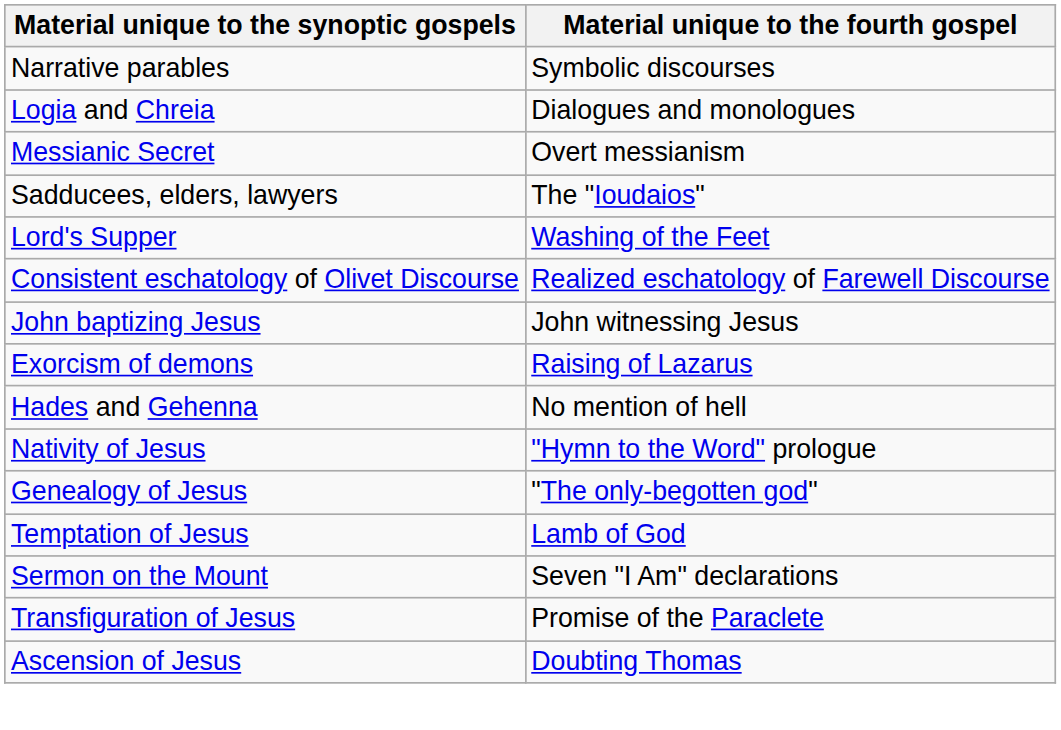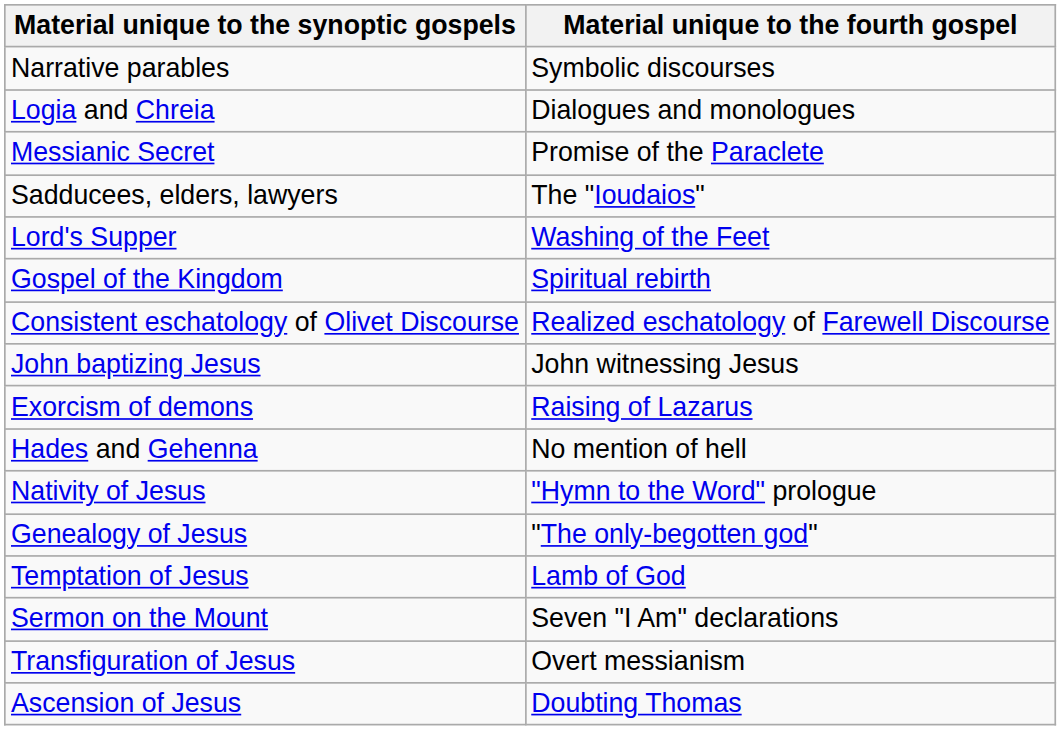(638, 152) Overt messianism -> (678, 152) Promise of the Paraclete
+ row: (147, 279)
(678, 618) Promise of the Paraclete -> (638, 661) Overt messianism
